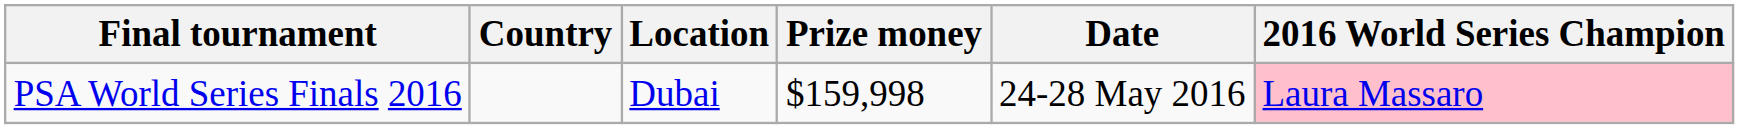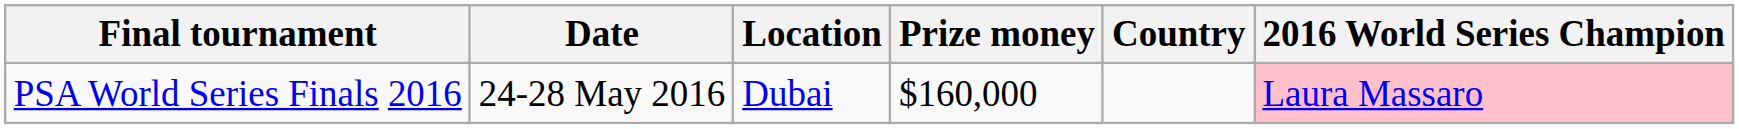columns swapped: (546, 33) <-> (1122, 33)
(855, 92) $159,998 -> (968, 92) $160,000
